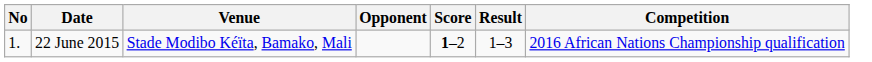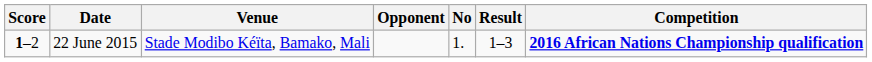columns swapped: (18, 17) <-> (453, 17)
(687, 43) normal -> (696, 43) bold
